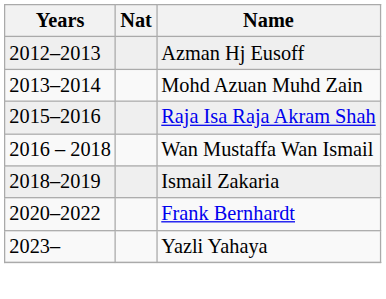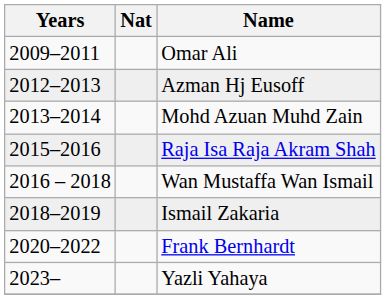+ row: (199, 52)
